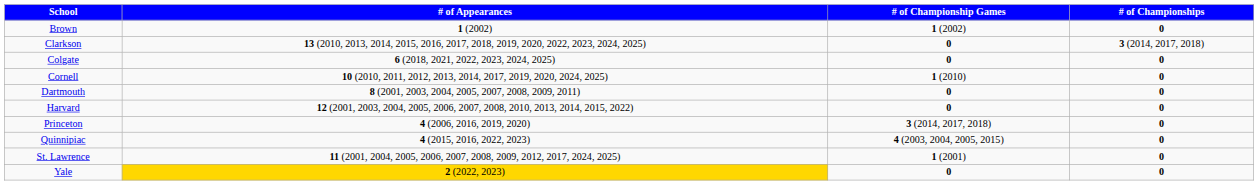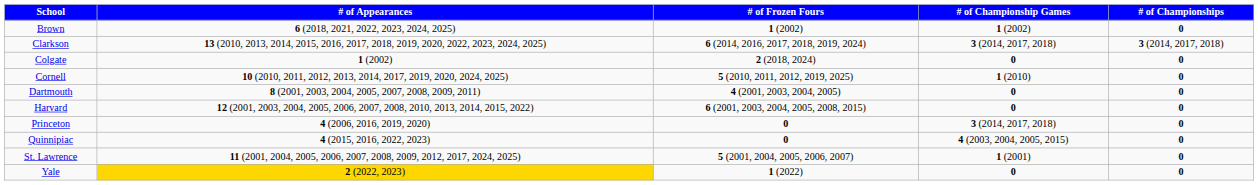+ column: (786, 12)
(475, 28) 1 (2002) -> (375, 28) 6 (2018, 2021, 2022, 2023, 2024, 2025)
(949, 44) 0 -> (1013, 44) 3 (2014, 2017, 2018)
(475, 60) 6 (2018, 2021, 2022, 2023, 2024, 2025) -> (375, 60) 1 (2002)
